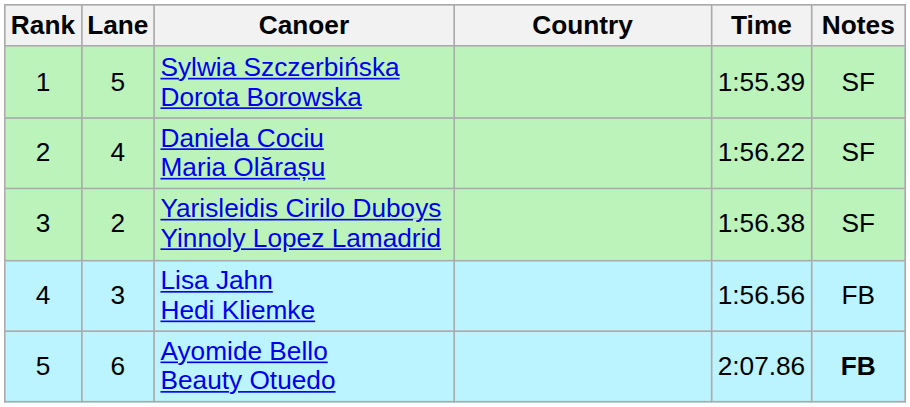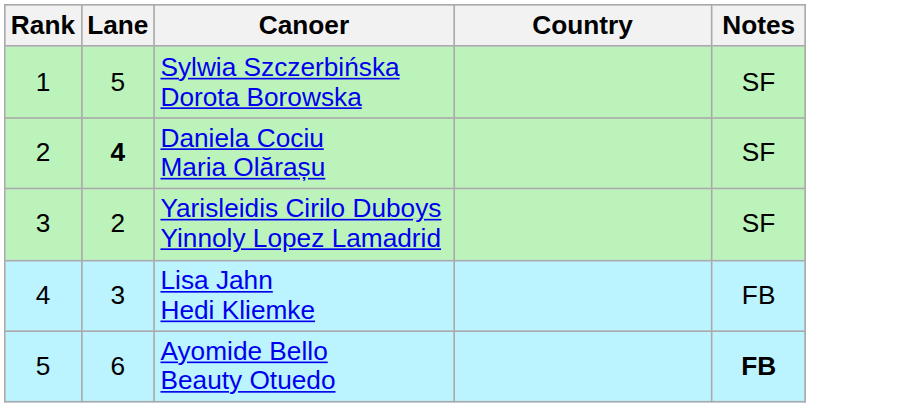- column: (761, 25)
(118, 152) normal -> (118, 152) bold
